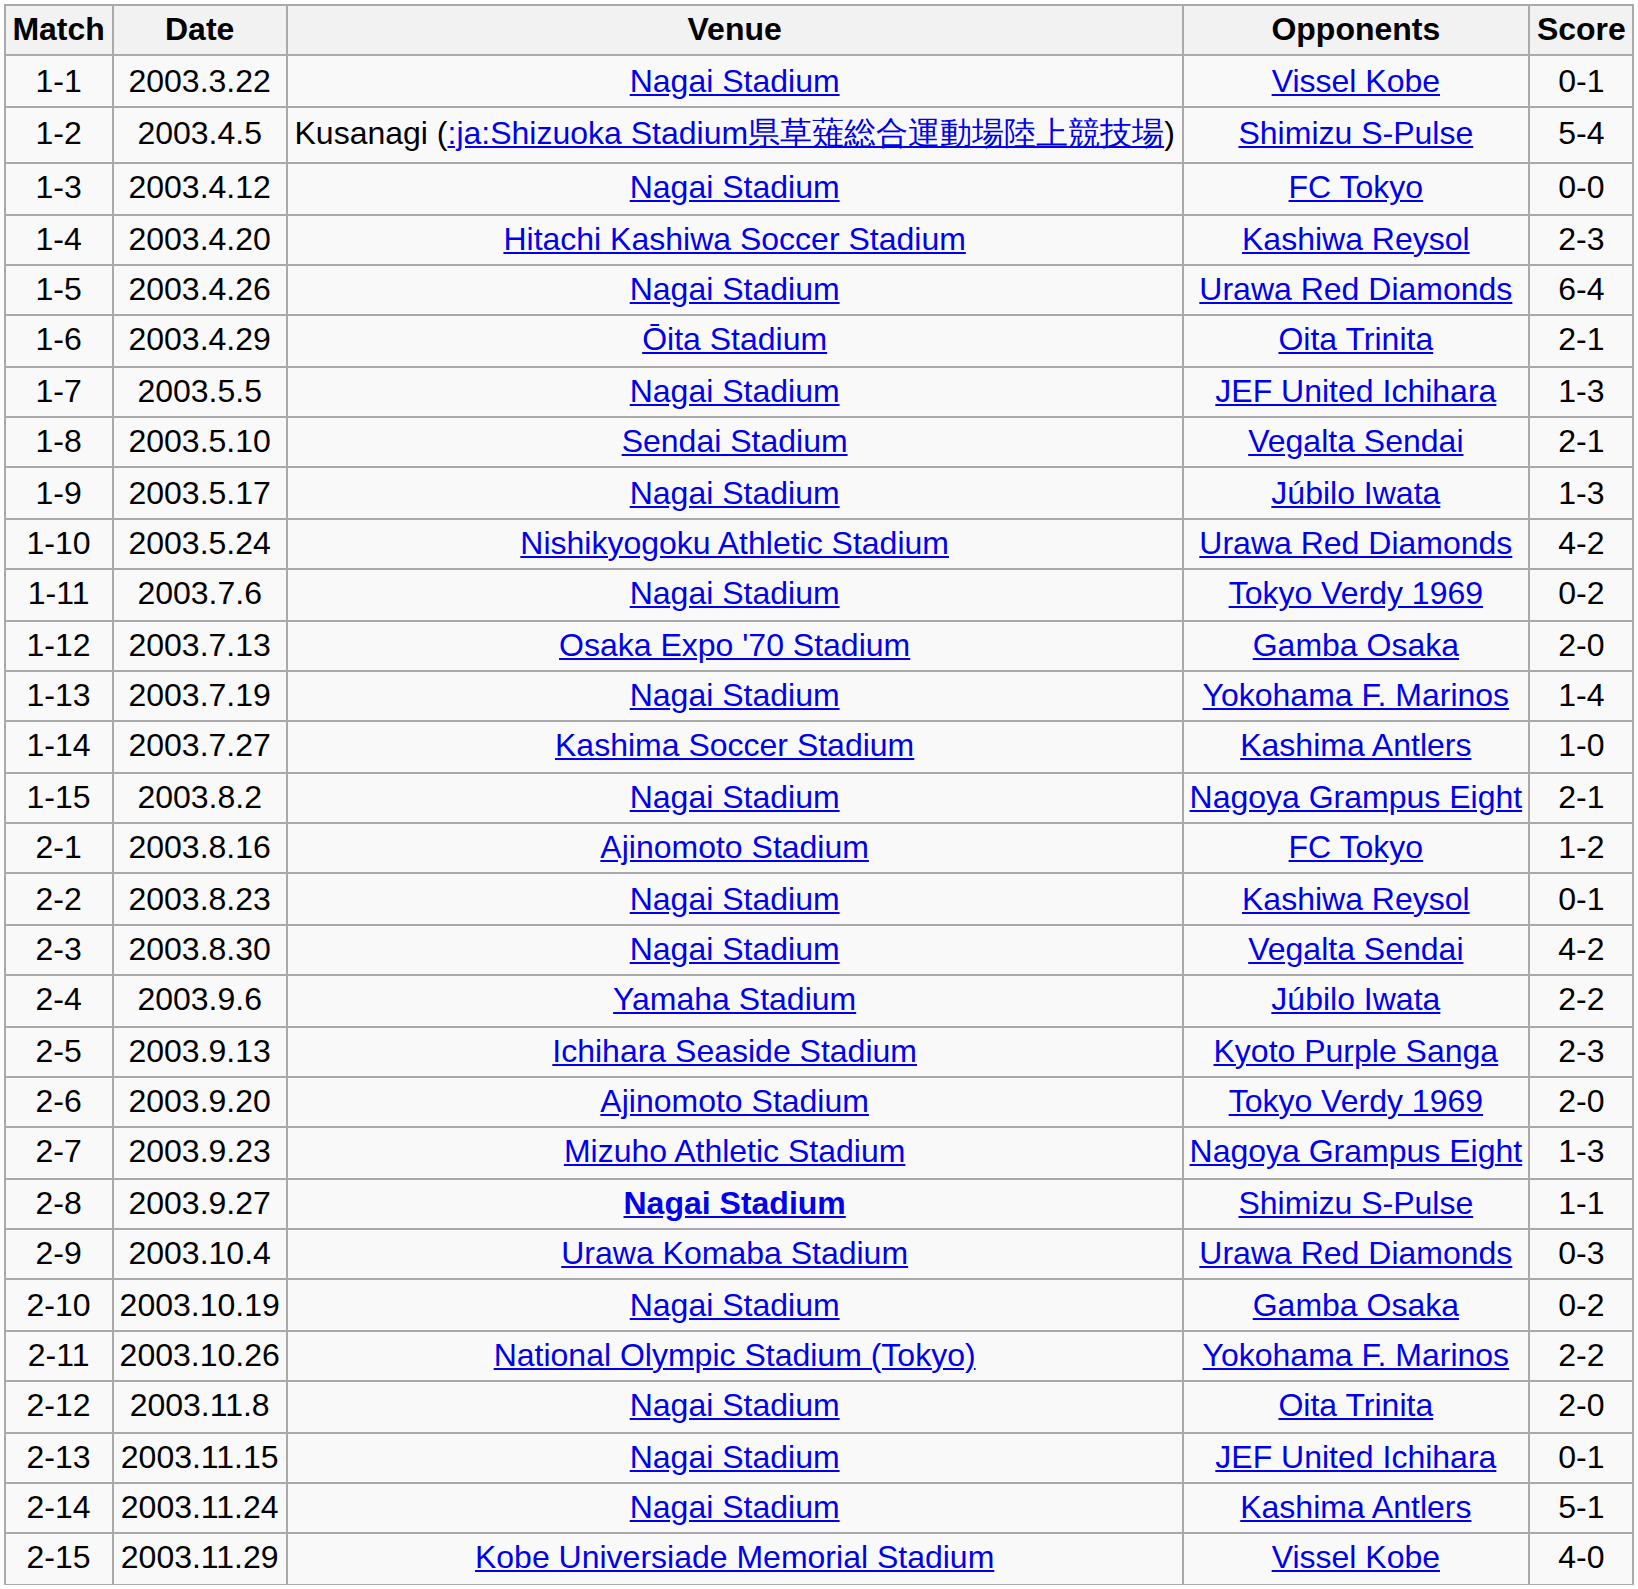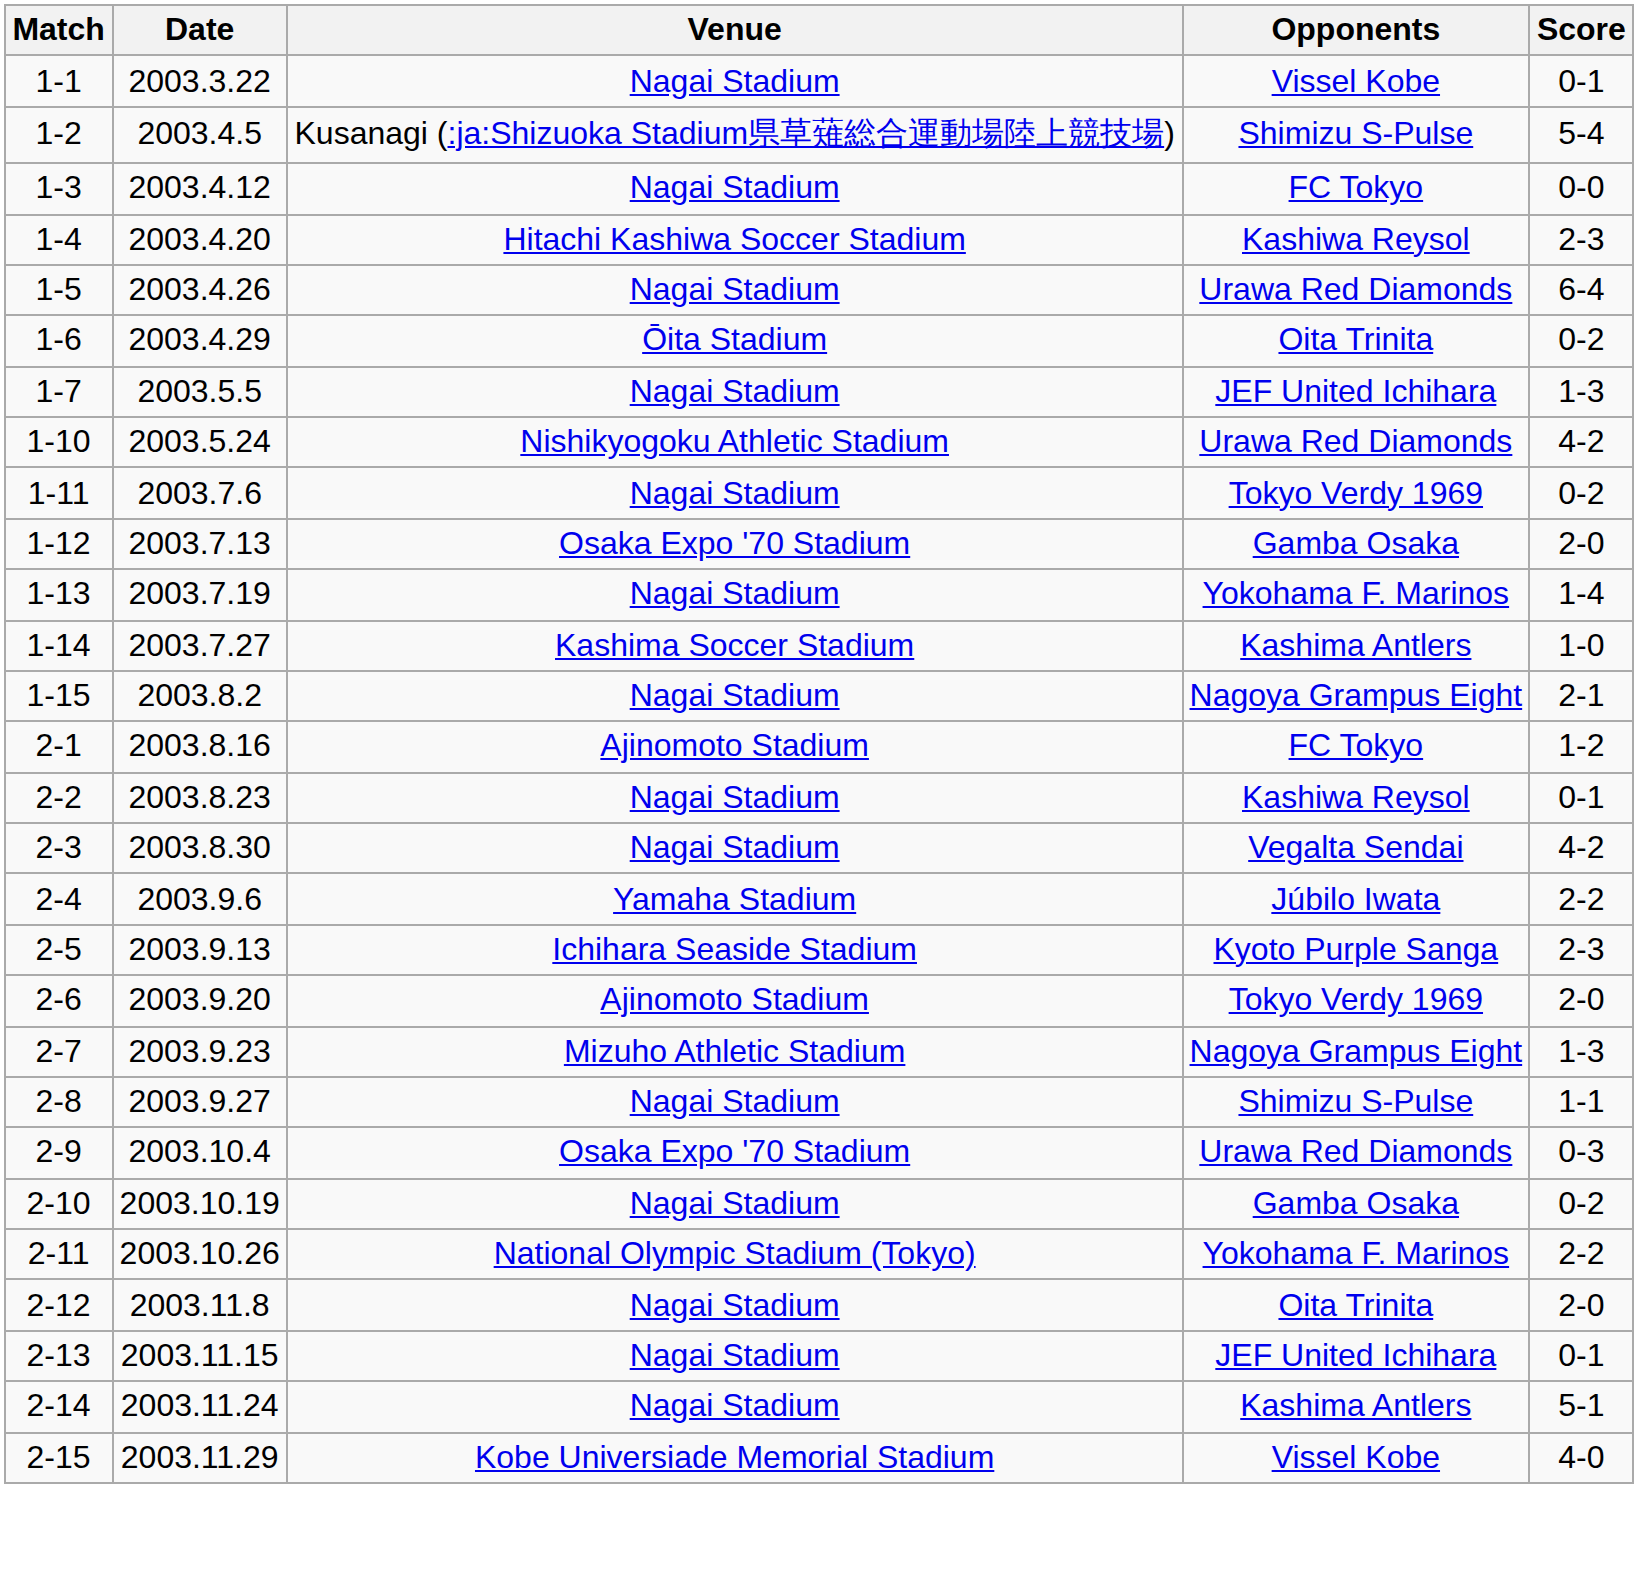(1581, 340) 2-1 -> (1581, 340) 0-2
- row: (59, 441)
- row: (59, 492)
(735, 1203) bold -> (735, 1101) normal
(735, 1253) Urawa Komaba Stadium -> (735, 1152) Osaka Expo '70 Stadium
